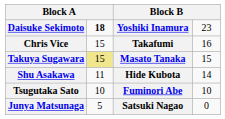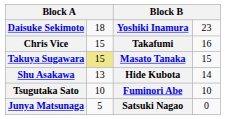(100, 28) bold -> (100, 28) normal
(100, 75) 11 -> (100, 75) 13
